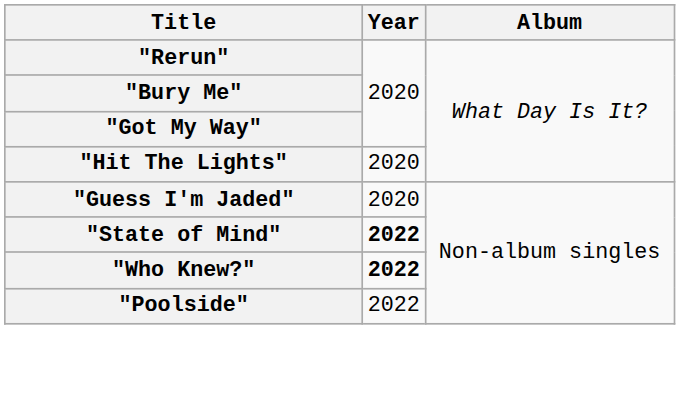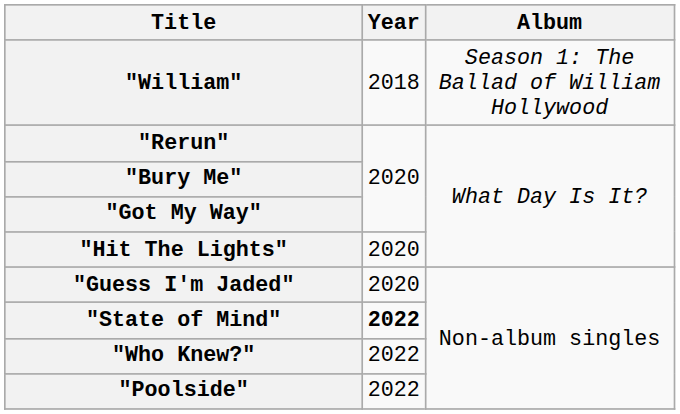+ row: (184, 83)
(394, 270) bold -> (394, 356) normal
